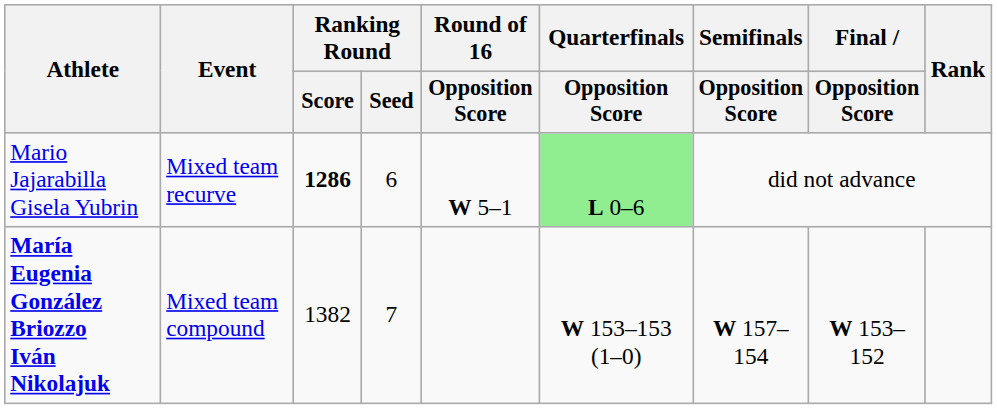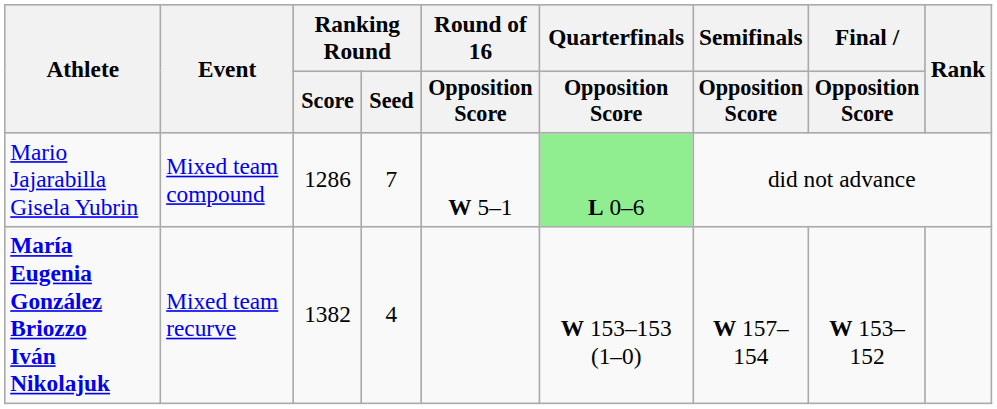(222, 180) Mixed team recurve -> (222, 180) Mixed team compound
(328, 180) bold -> (328, 180) normal
(391, 180) 6 -> (391, 180) 7
(222, 314) Mixed team compound -> (222, 314) Mixed team recurve
(391, 314) 7 -> (391, 314) 4
